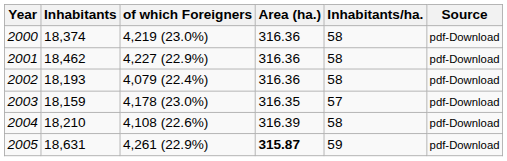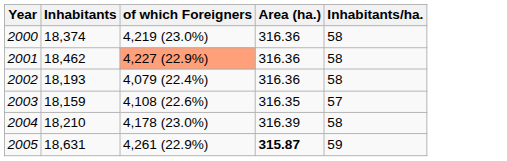- column: (465, 15)
(166, 58) no background -> (166, 58) lightsalmon background
(166, 101) 4,178 (23.0%) -> (166, 101) 4,108 (22.6%)
(166, 123) 4,108 (22.6%) -> (166, 123) 4,178 (23.0%)
